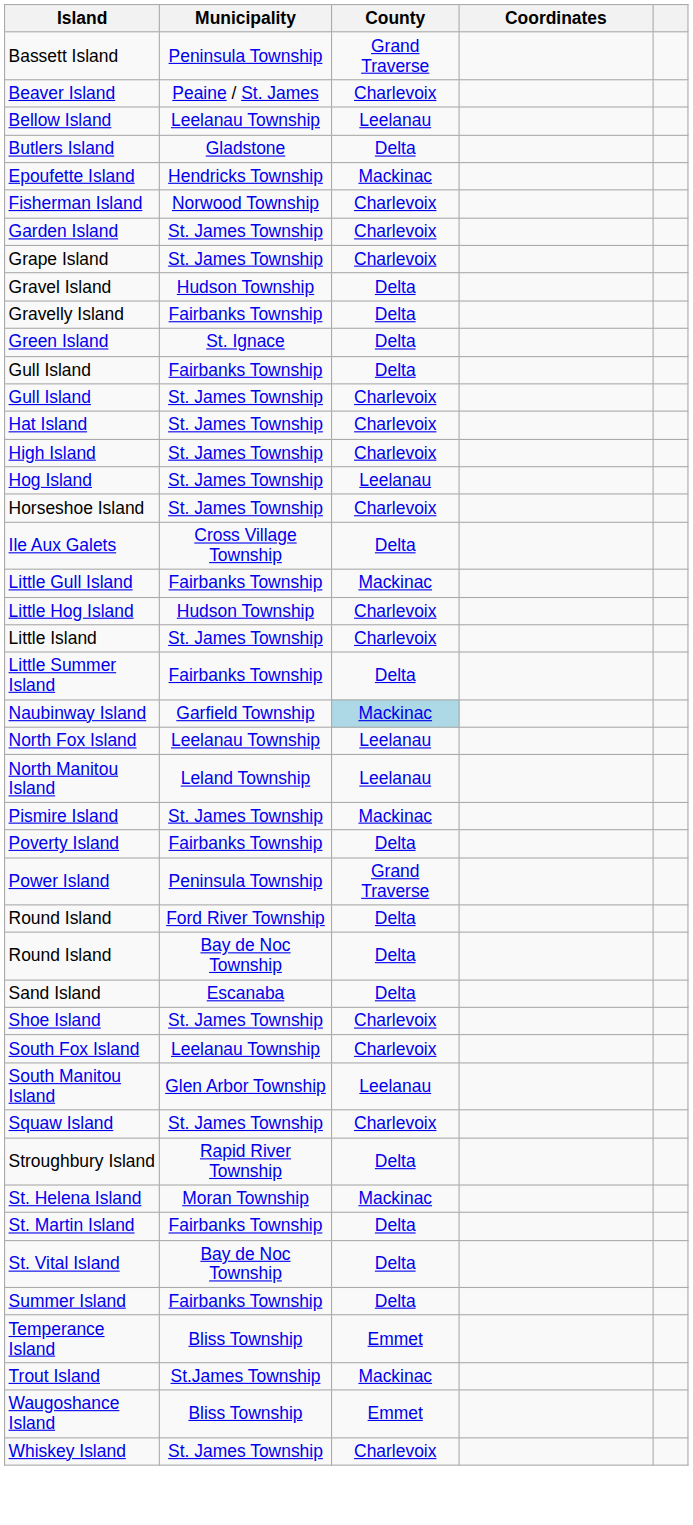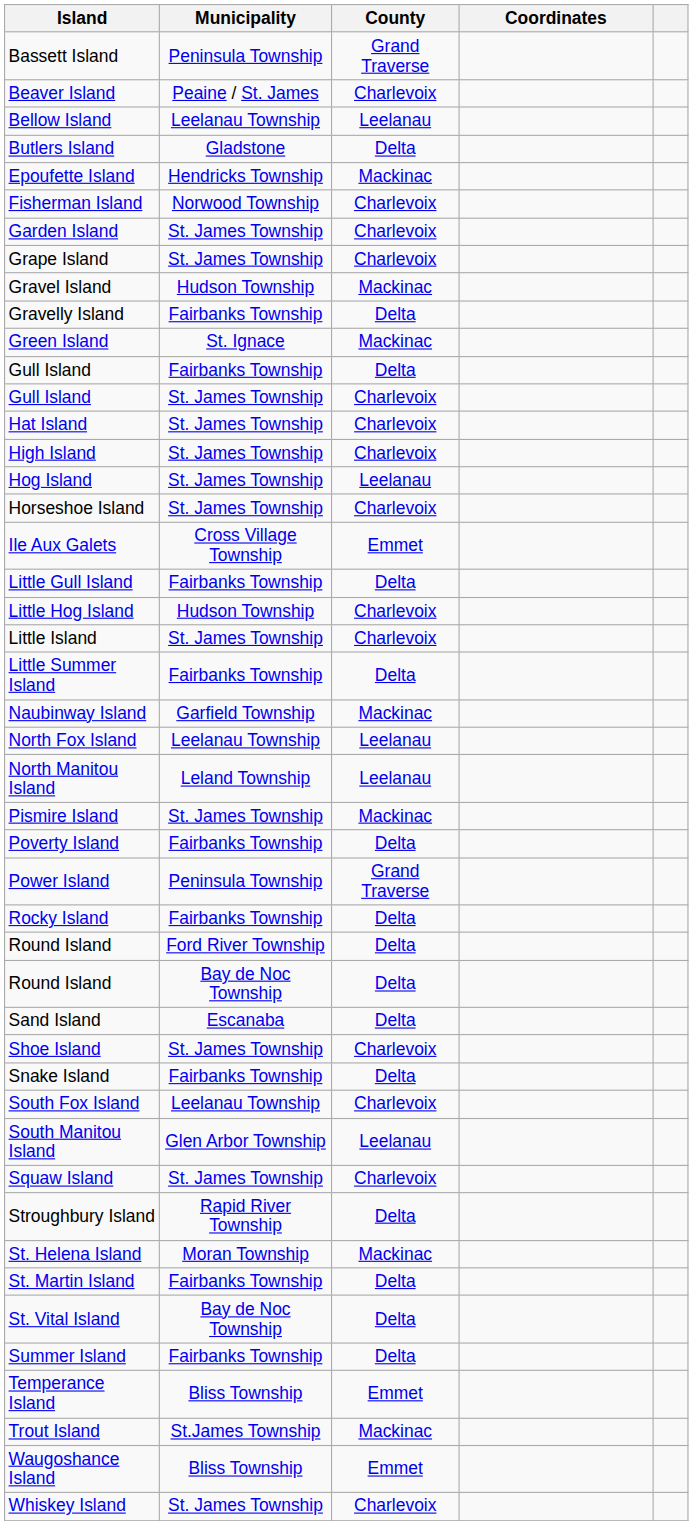(395, 286) Delta -> (395, 286) Mackinac
(395, 342) Delta -> (395, 342) Mackinac
(395, 545) Delta -> (395, 545) Emmet
(395, 583) Mackinac -> (395, 583) Delta
(395, 713) lightblue background -> (395, 713) no background
+ row: (58, 918)
+ row: (59, 1076)
